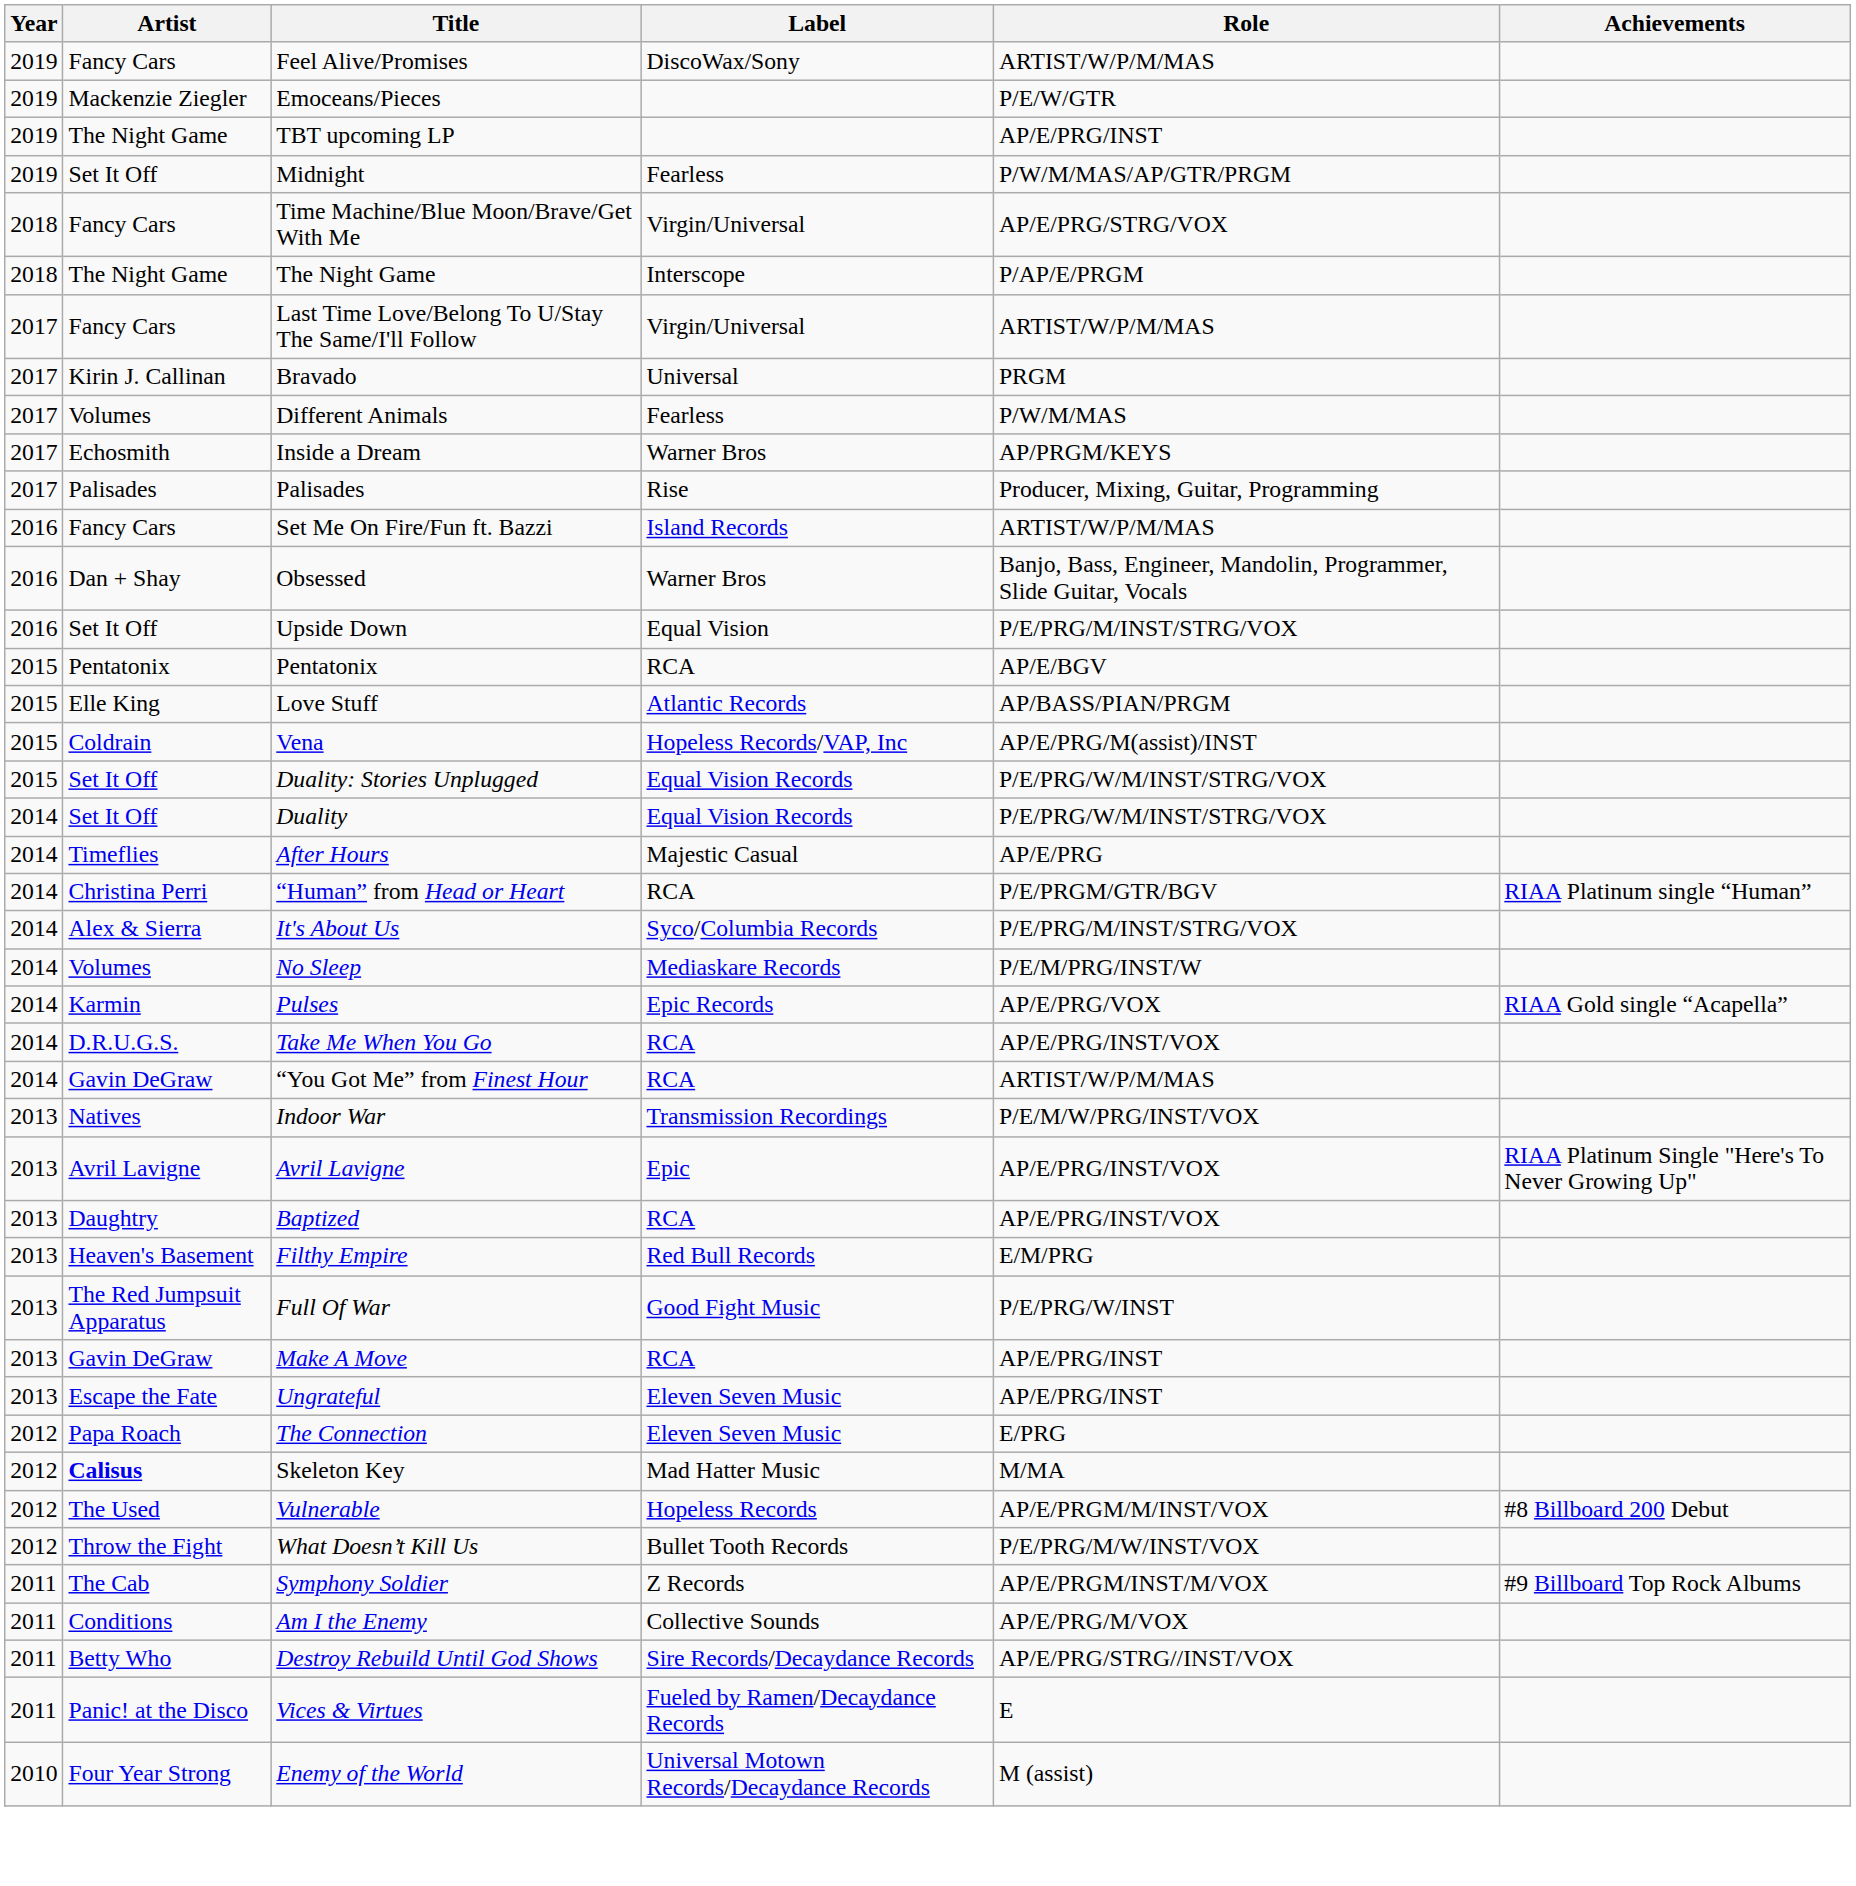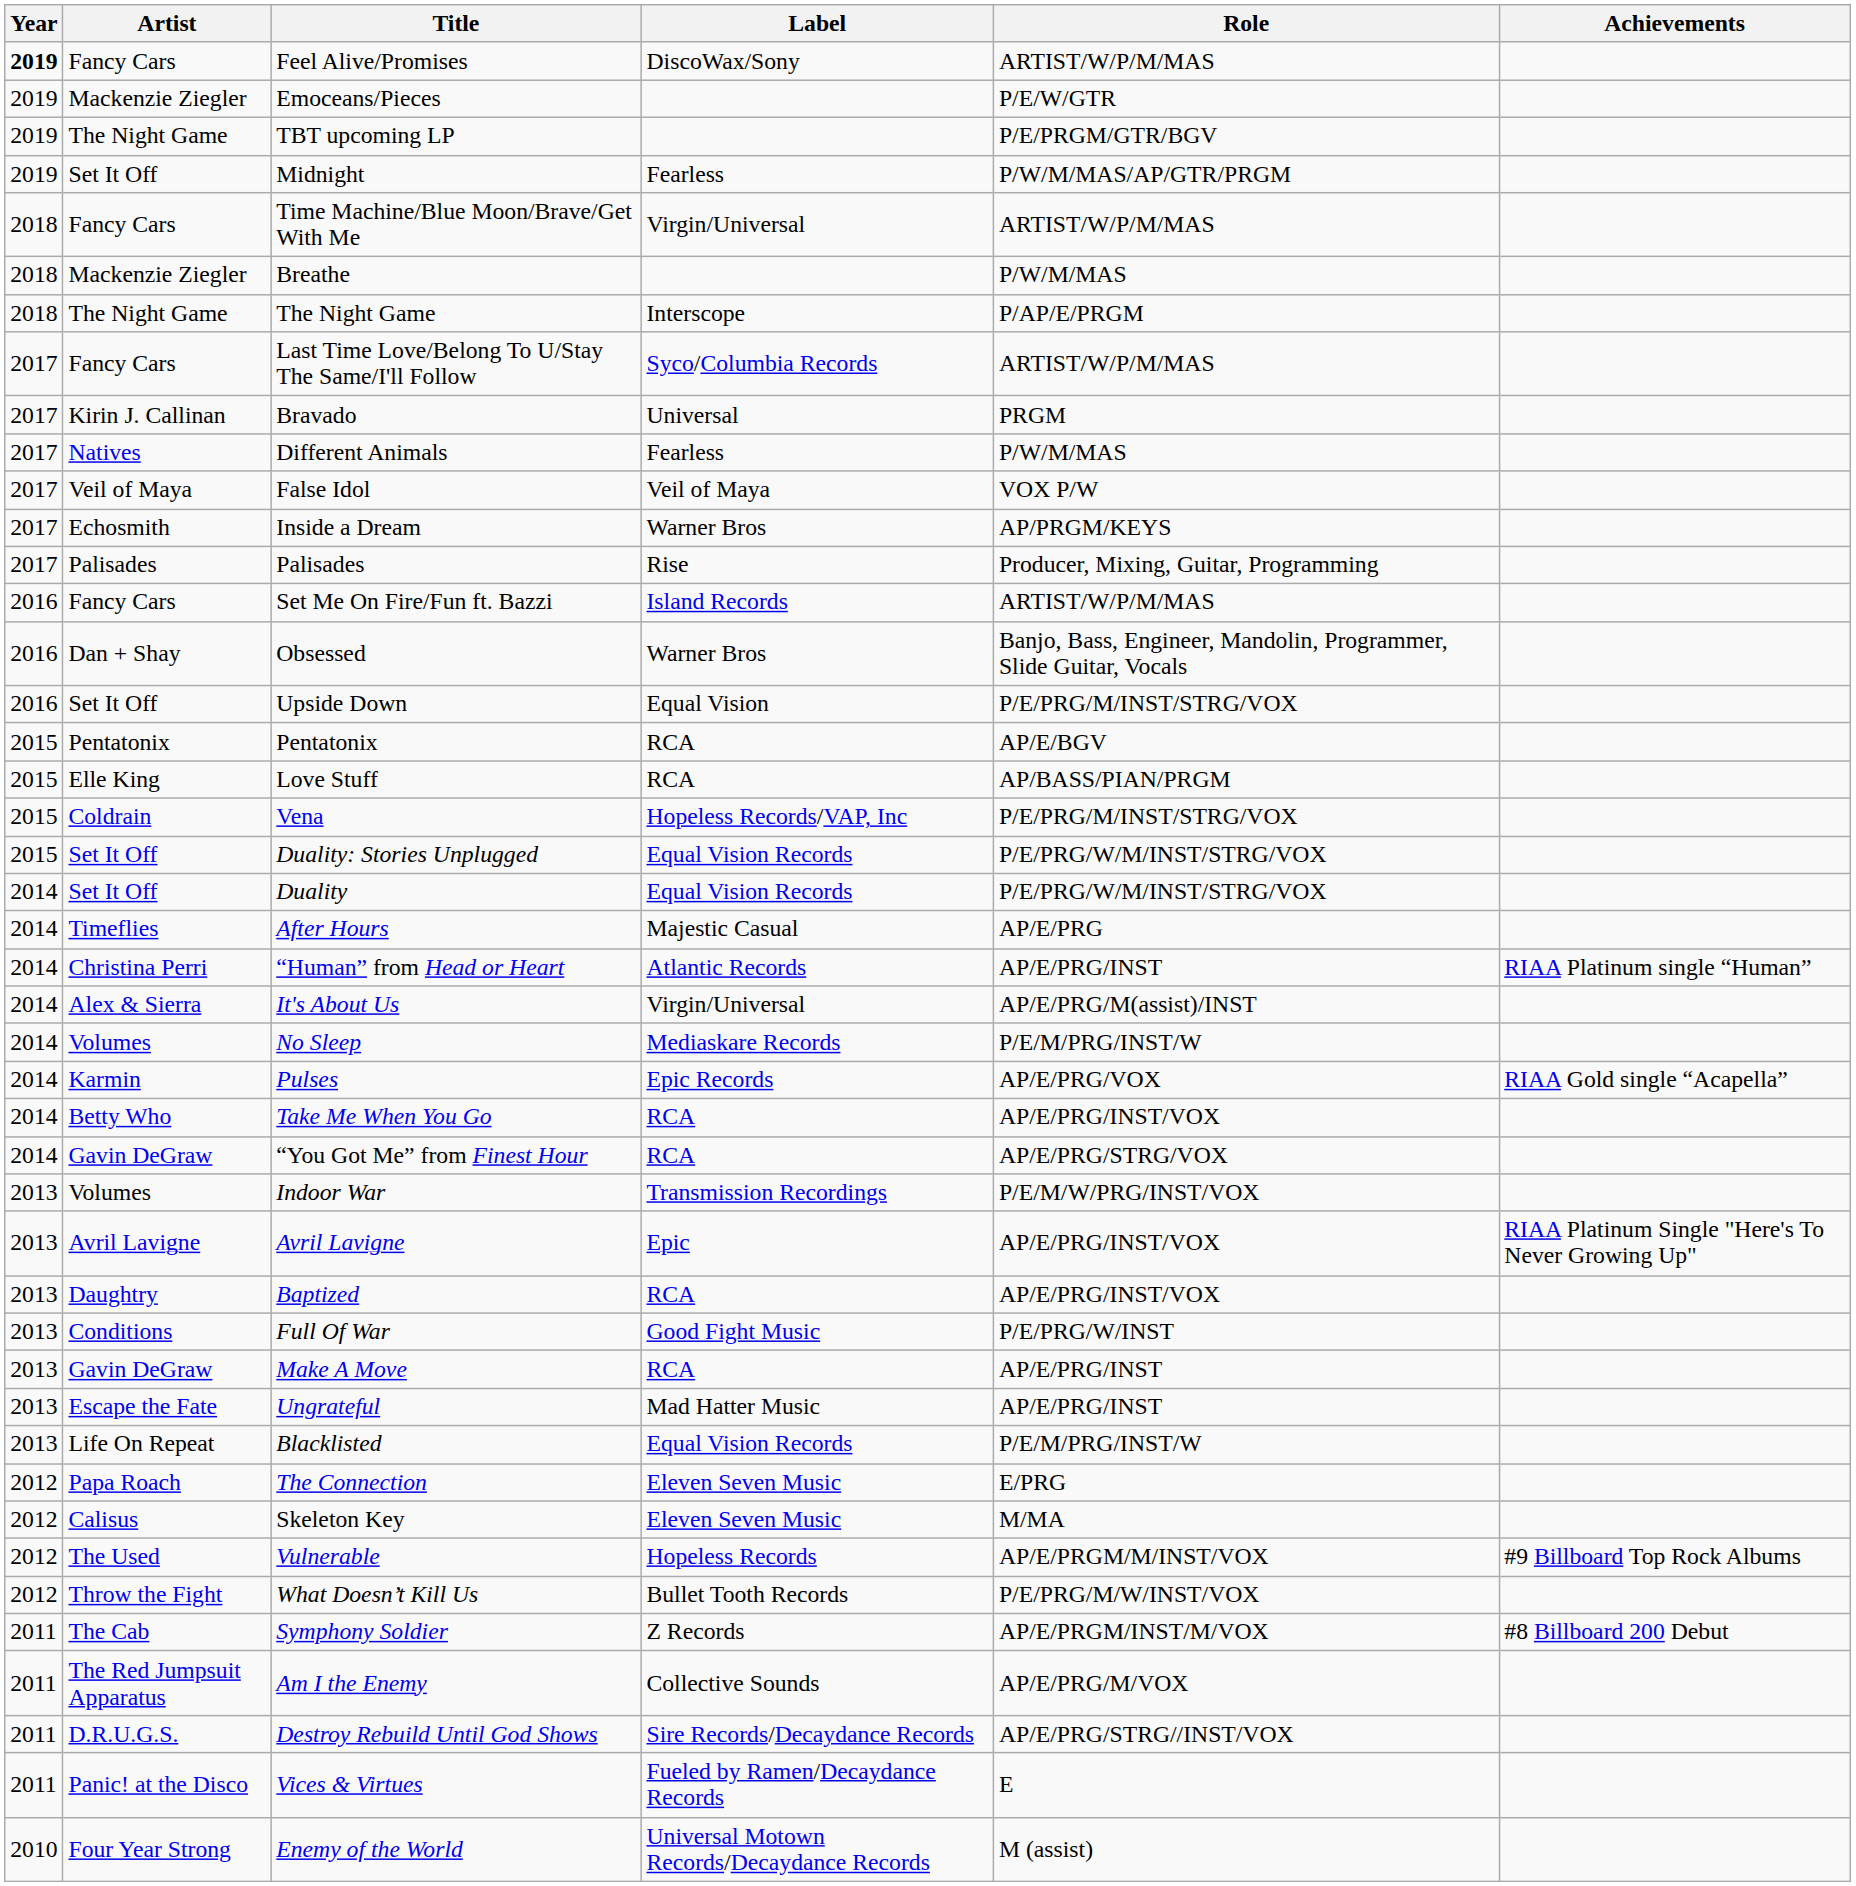(34, 60) normal -> (34, 60) bold
(1081, 135) AP/E/PRG/INST -> (1108, 135) P/E/PRGM/GTR/BGV
(1113, 224) AP/E/PRG/STRG/VOX -> (1107, 224) ARTIST/W/P/M/MAS
+ row: (313, 275)
(726, 326) Virgin/Universal -> (762, 363) Syco/Columbia Records
(110, 414) Volumes -> (105, 452) Natives
+ row: (323, 489)
(726, 704) Atlantic Records -> (671, 779) RCA
(1128, 741) AP/E/PRG/M(assist)/INST -> (1148, 816) P/E/PRG/M/INST/STRG/VOX
(671, 891) RCA -> (726, 966) Atlantic Records
(1108, 891) P/E/PRGM/GTR/BGV -> (1081, 966) AP/E/PRG/INST
(762, 929) Syco/Columbia Records -> (726, 1004) Virgin/Universal
(1148, 929) P/E/PRG/M/INST/STRG/VOX -> (1128, 1004) AP/E/PRG/M(assist)/INST
(123, 1042) D.R.U.G.S. -> (120, 1117) Betty Who
(1107, 1079) ARTIST/W/P/M/MAS -> (1113, 1154) AP/E/PRG/STRG/VOX
(105, 1117) Natives -> (110, 1192) Volumes
- row: (342, 1256)
(155, 1307) The Red Jumpsuit Apparatus -> (120, 1331) Conditions
(744, 1395) Eleven Seven Music -> (733, 1406) Mad Hatter Music
+ row: (329, 1444)
(105, 1470) bold -> (103, 1519) normal
(733, 1470) Mad Hatter Music -> (744, 1519) Eleven Seven Music
(1616, 1508) #8 Billboard 200 Debut -> (1653, 1556) #9 Billboard Top Rock Albums
(1653, 1583) #9 Billboard Top Rock Albums -> (1616, 1632) #8 Billboard 200 Debut
(120, 1621) Conditions -> (155, 1682) The Red Jumpsuit Apparatus
(120, 1658) Betty Who -> (123, 1733) D.R.U.G.S.
